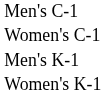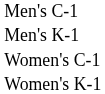rows swapped: (42, 60) <-> (52, 35)
